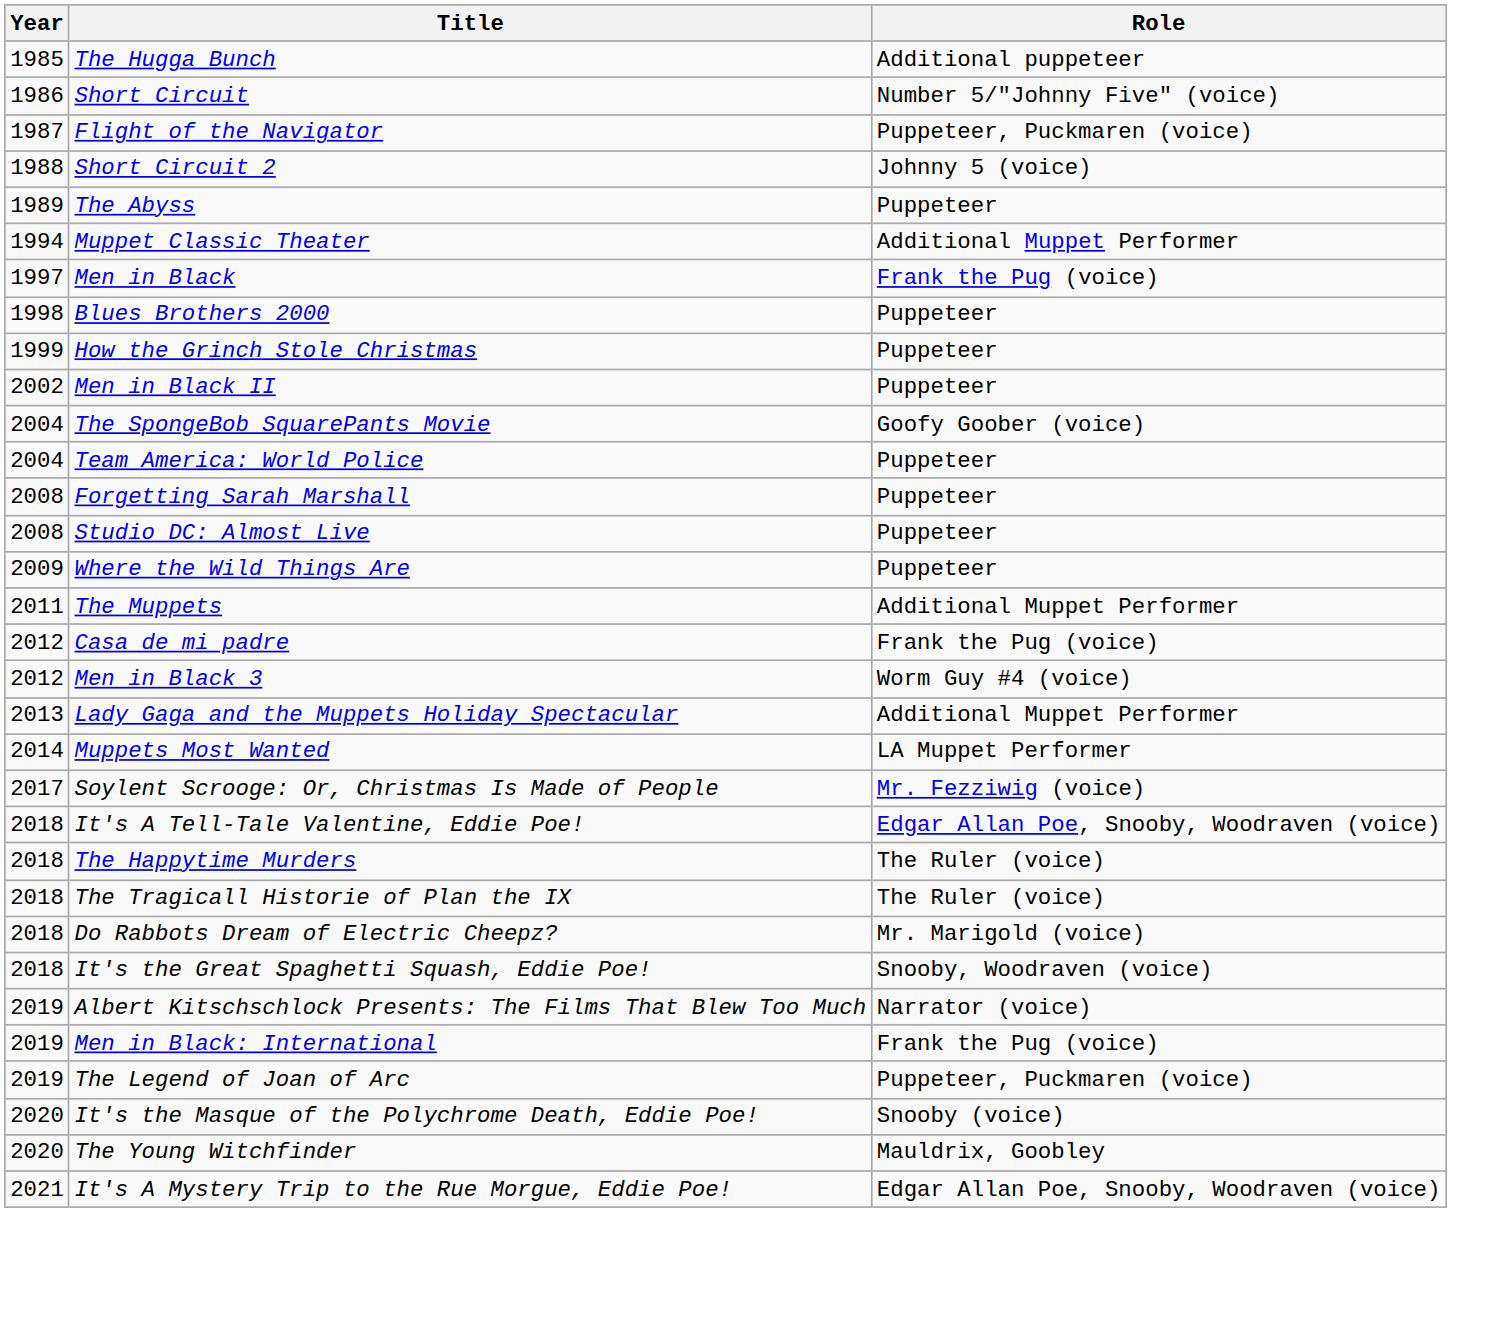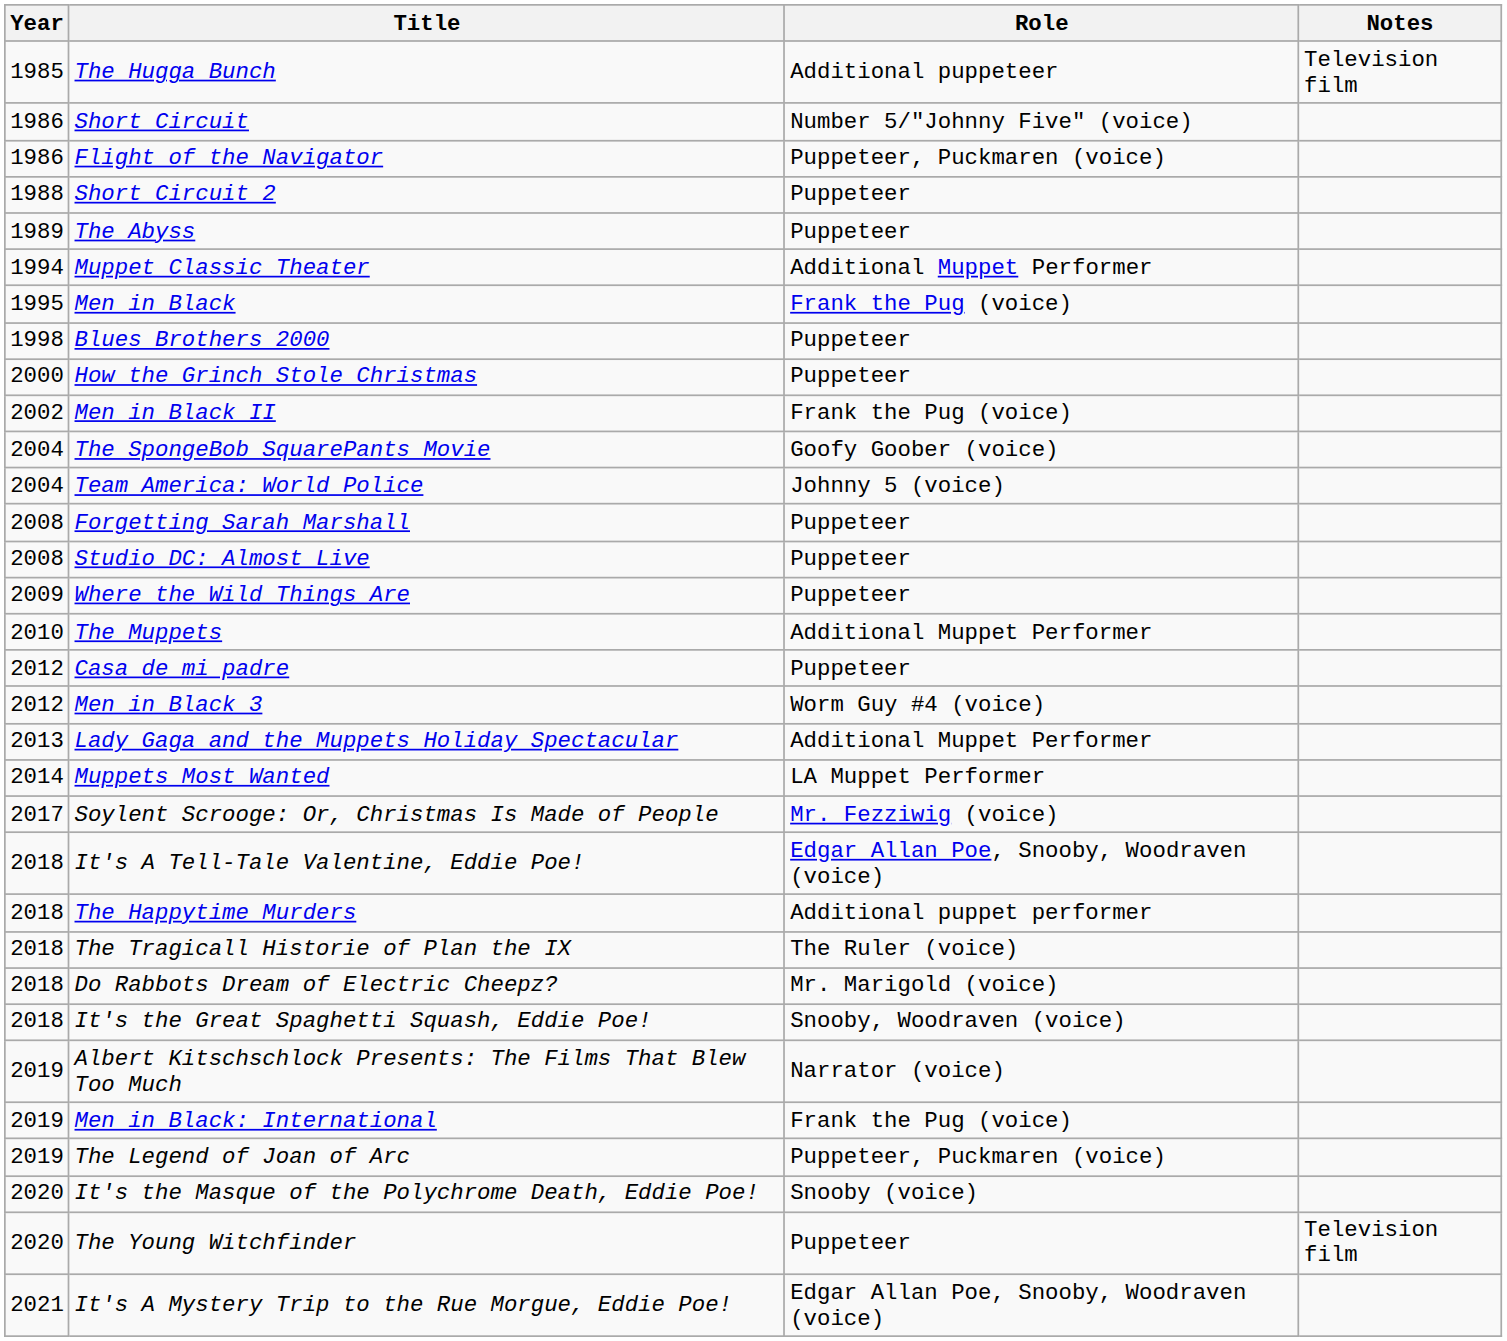+ column: (1400, 23)
(37, 132) 1987 -> (37, 158) 1986
(984, 169) Johnny 5 (voice) -> (851, 195) Puppeteer
(37, 278) 1997 -> (37, 304) 1995
(37, 351) 1999 -> (37, 377) 2000
(937, 388) Puppeteer -> (931, 413) Frank the Pug (voice)
(937, 460) Puppeteer -> (897, 486) Johnny 5 (voice)
(37, 606) 2011 -> (37, 632) 2010
(1018, 643) Frank the Pug (voice) -> (851, 668) Puppeteer
(991, 861) The Ruler (voice) -> (971, 913) Additional puppet performer
(991, 1153) Mauldrix, Goobley -> (851, 1243) Puppeteer
